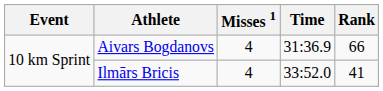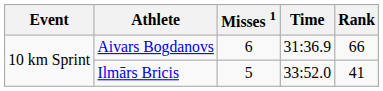(249, 47) 4 -> (249, 47) 6
(249, 73) 4 -> (249, 73) 5
